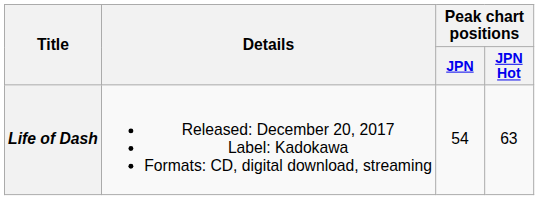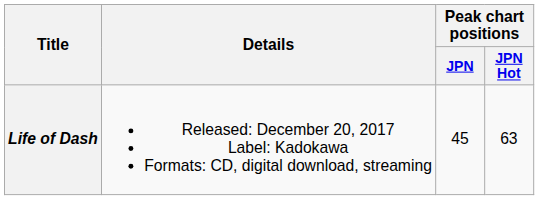(460, 139) 54 -> (460, 139) 45
